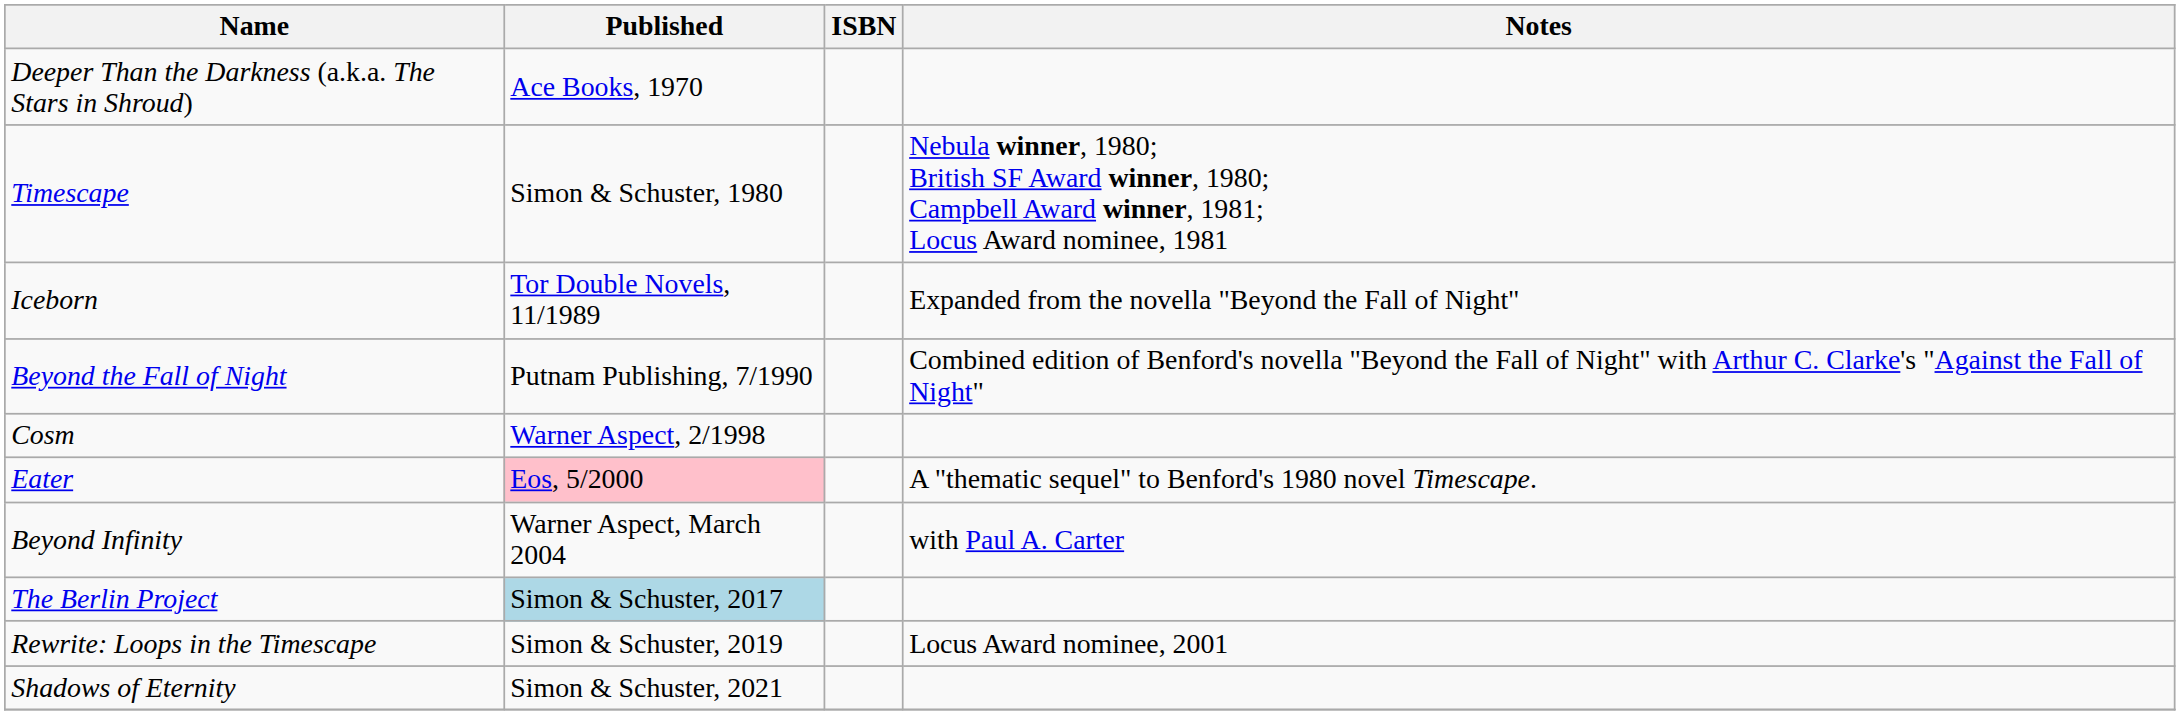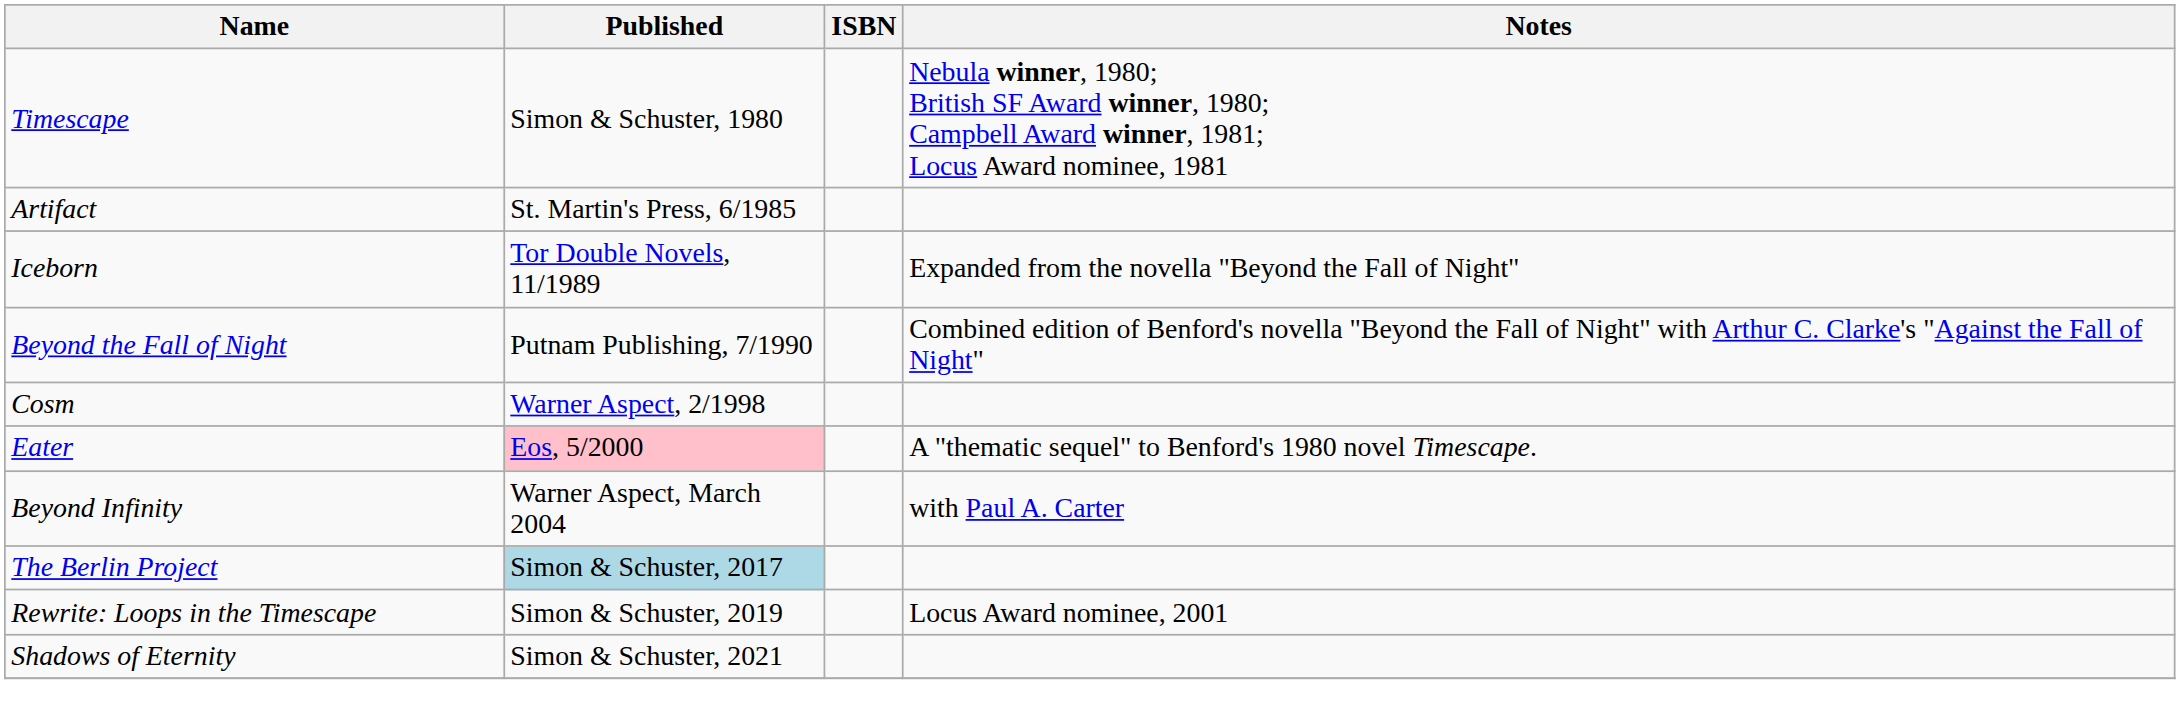- row: (223, 86)
+ row: (54, 208)
